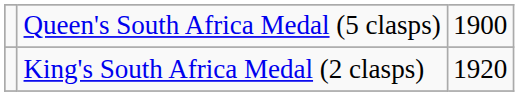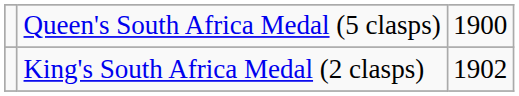(480, 68) 1920 -> (480, 68) 1902
